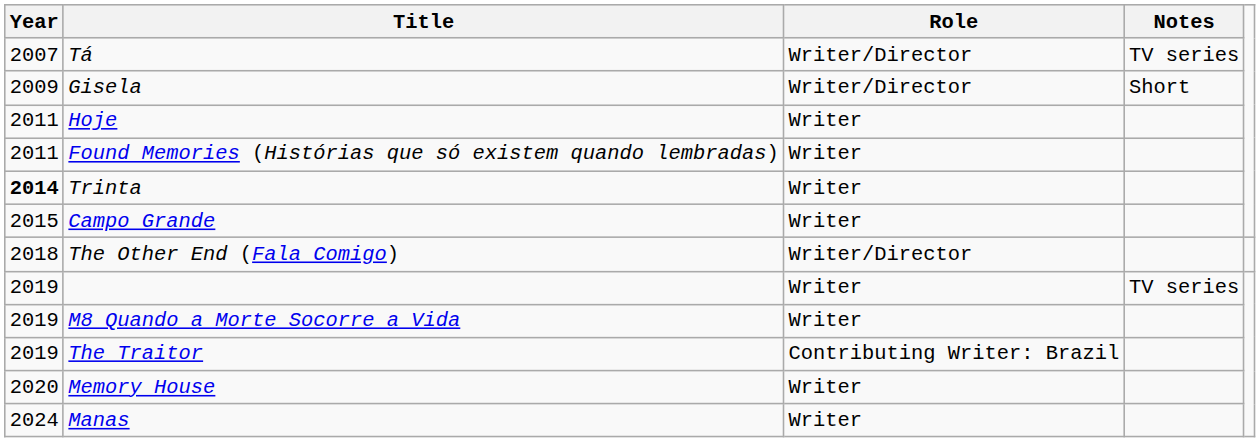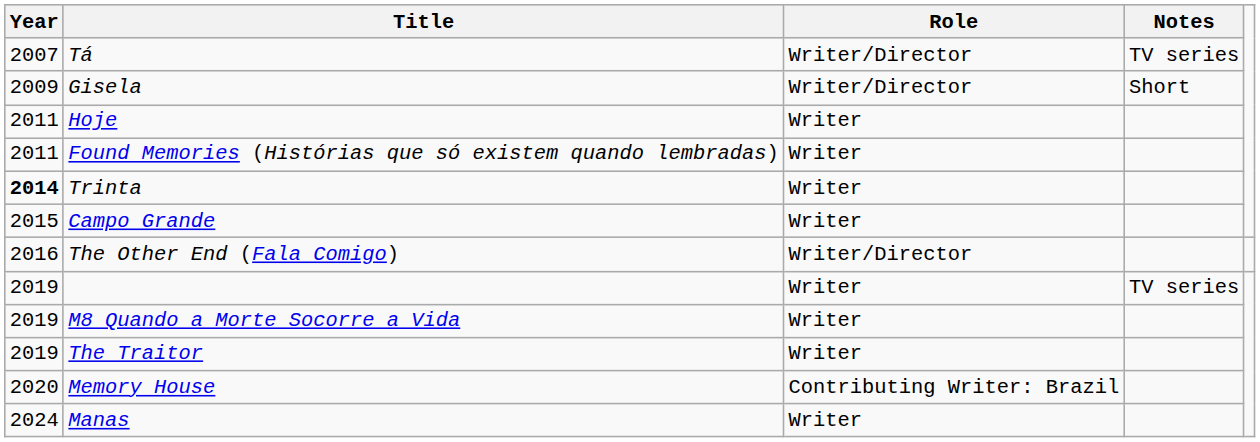(34, 254) 2018 -> (34, 254) 2016
(954, 354) Contributing Writer: Brazil -> (825, 354) Writer
(825, 387) Writer -> (954, 387) Contributing Writer: Brazil
